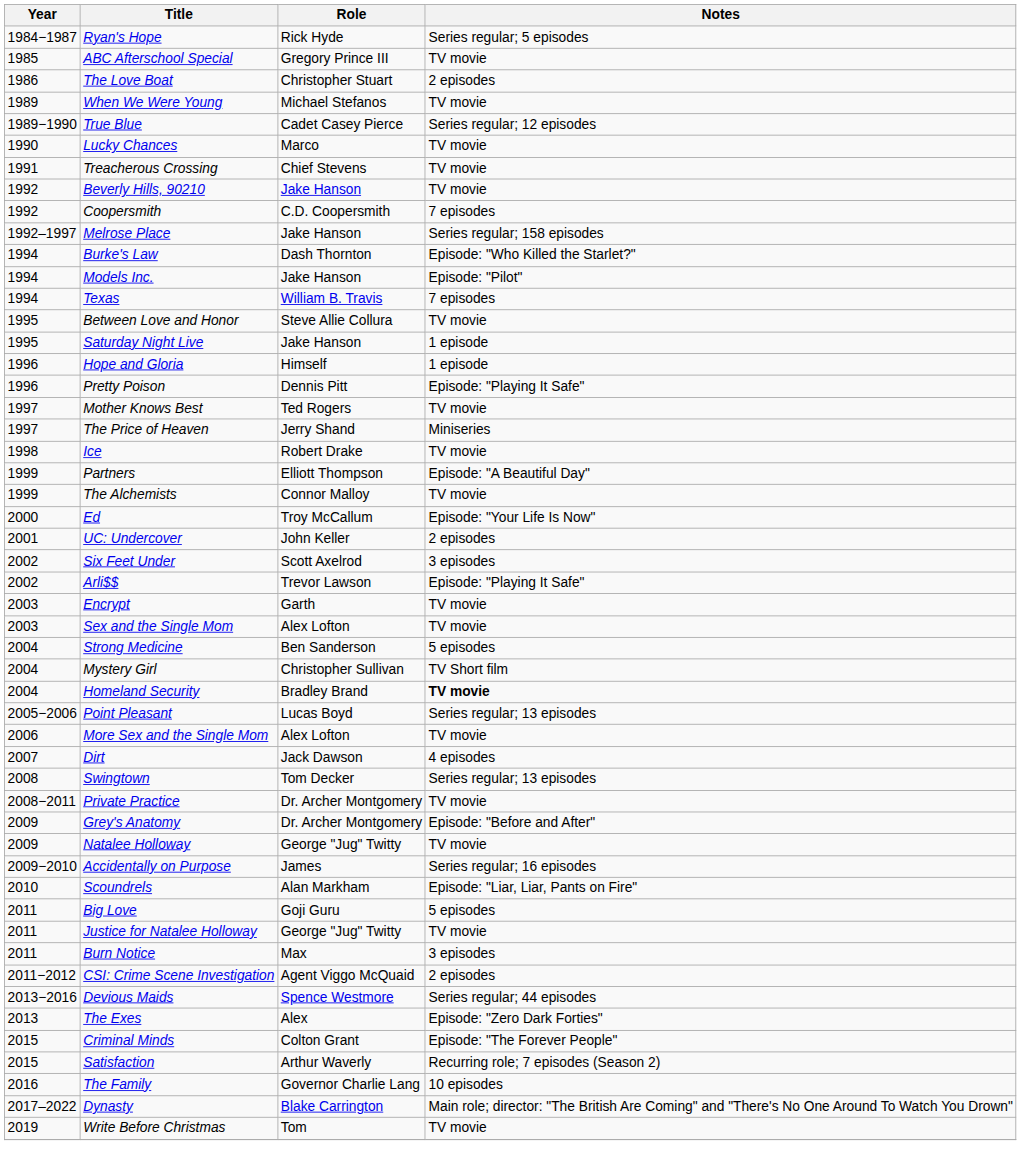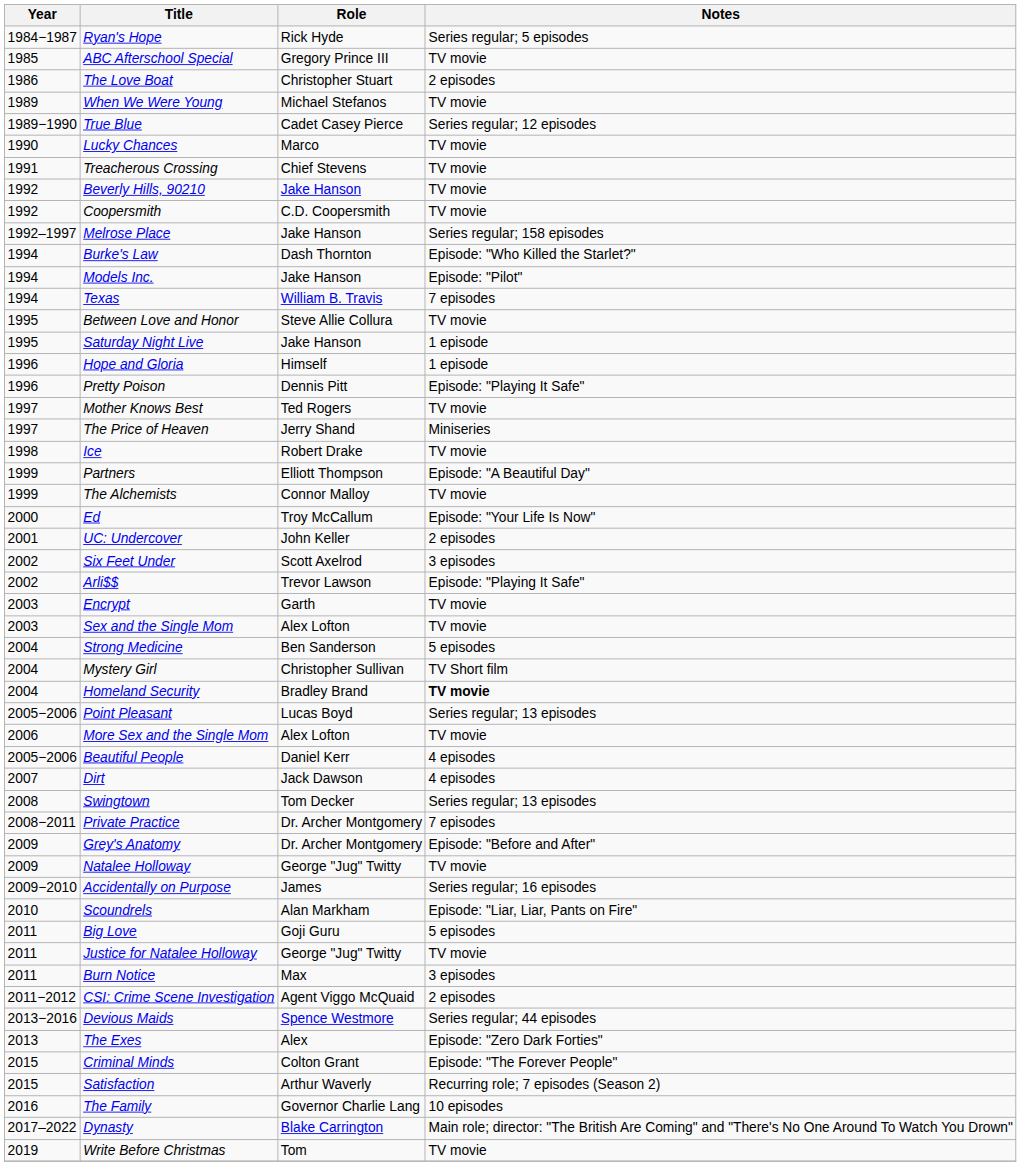(462, 211) 7 episodes -> (458, 211) TV movie
+ row: (133, 757)
(458, 801) TV movie -> (462, 822) 7 episodes
